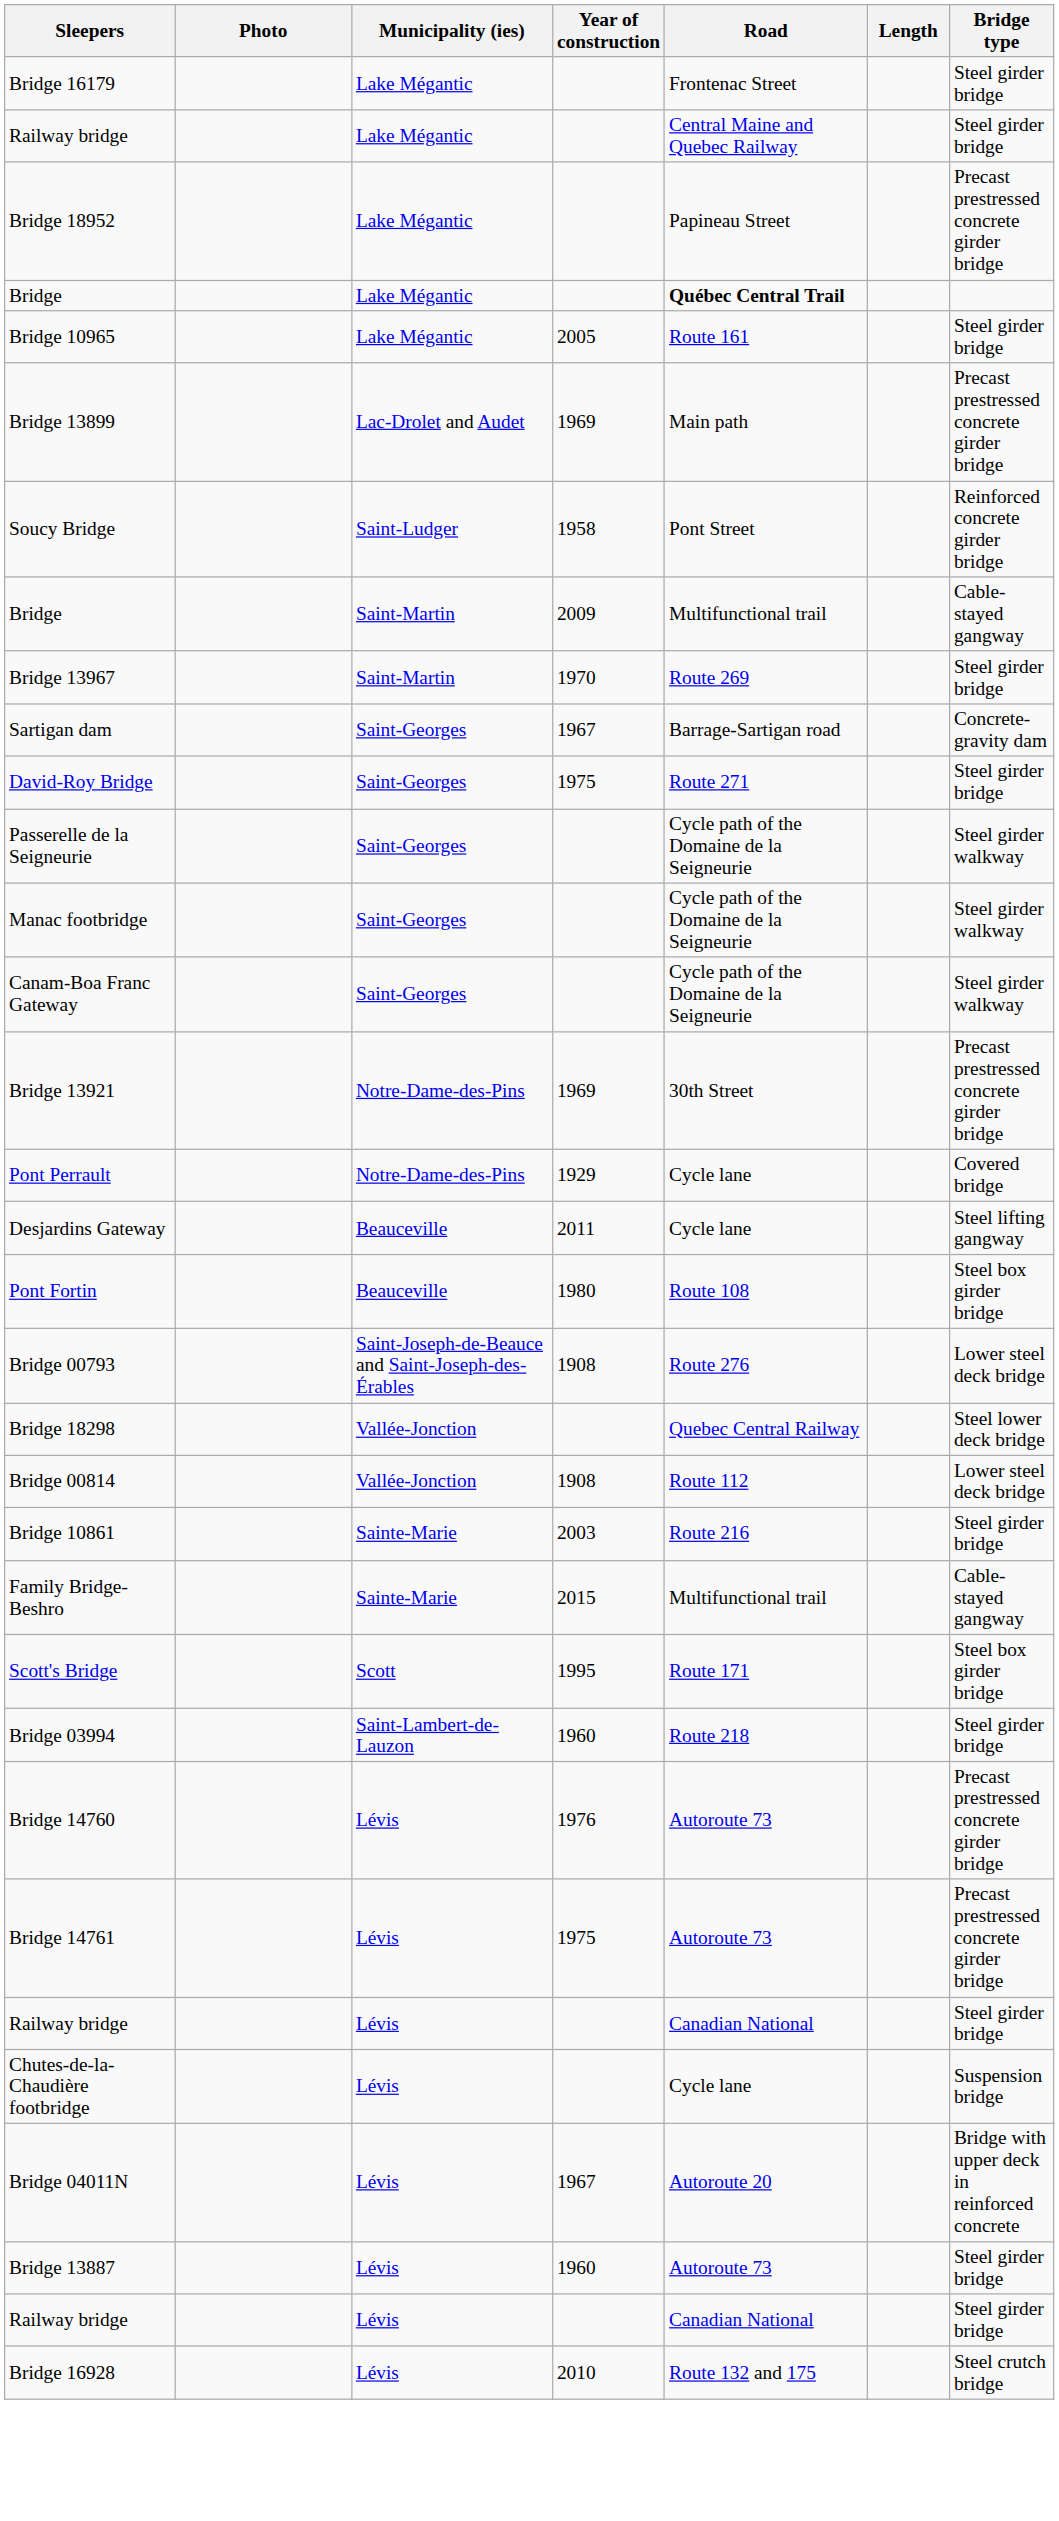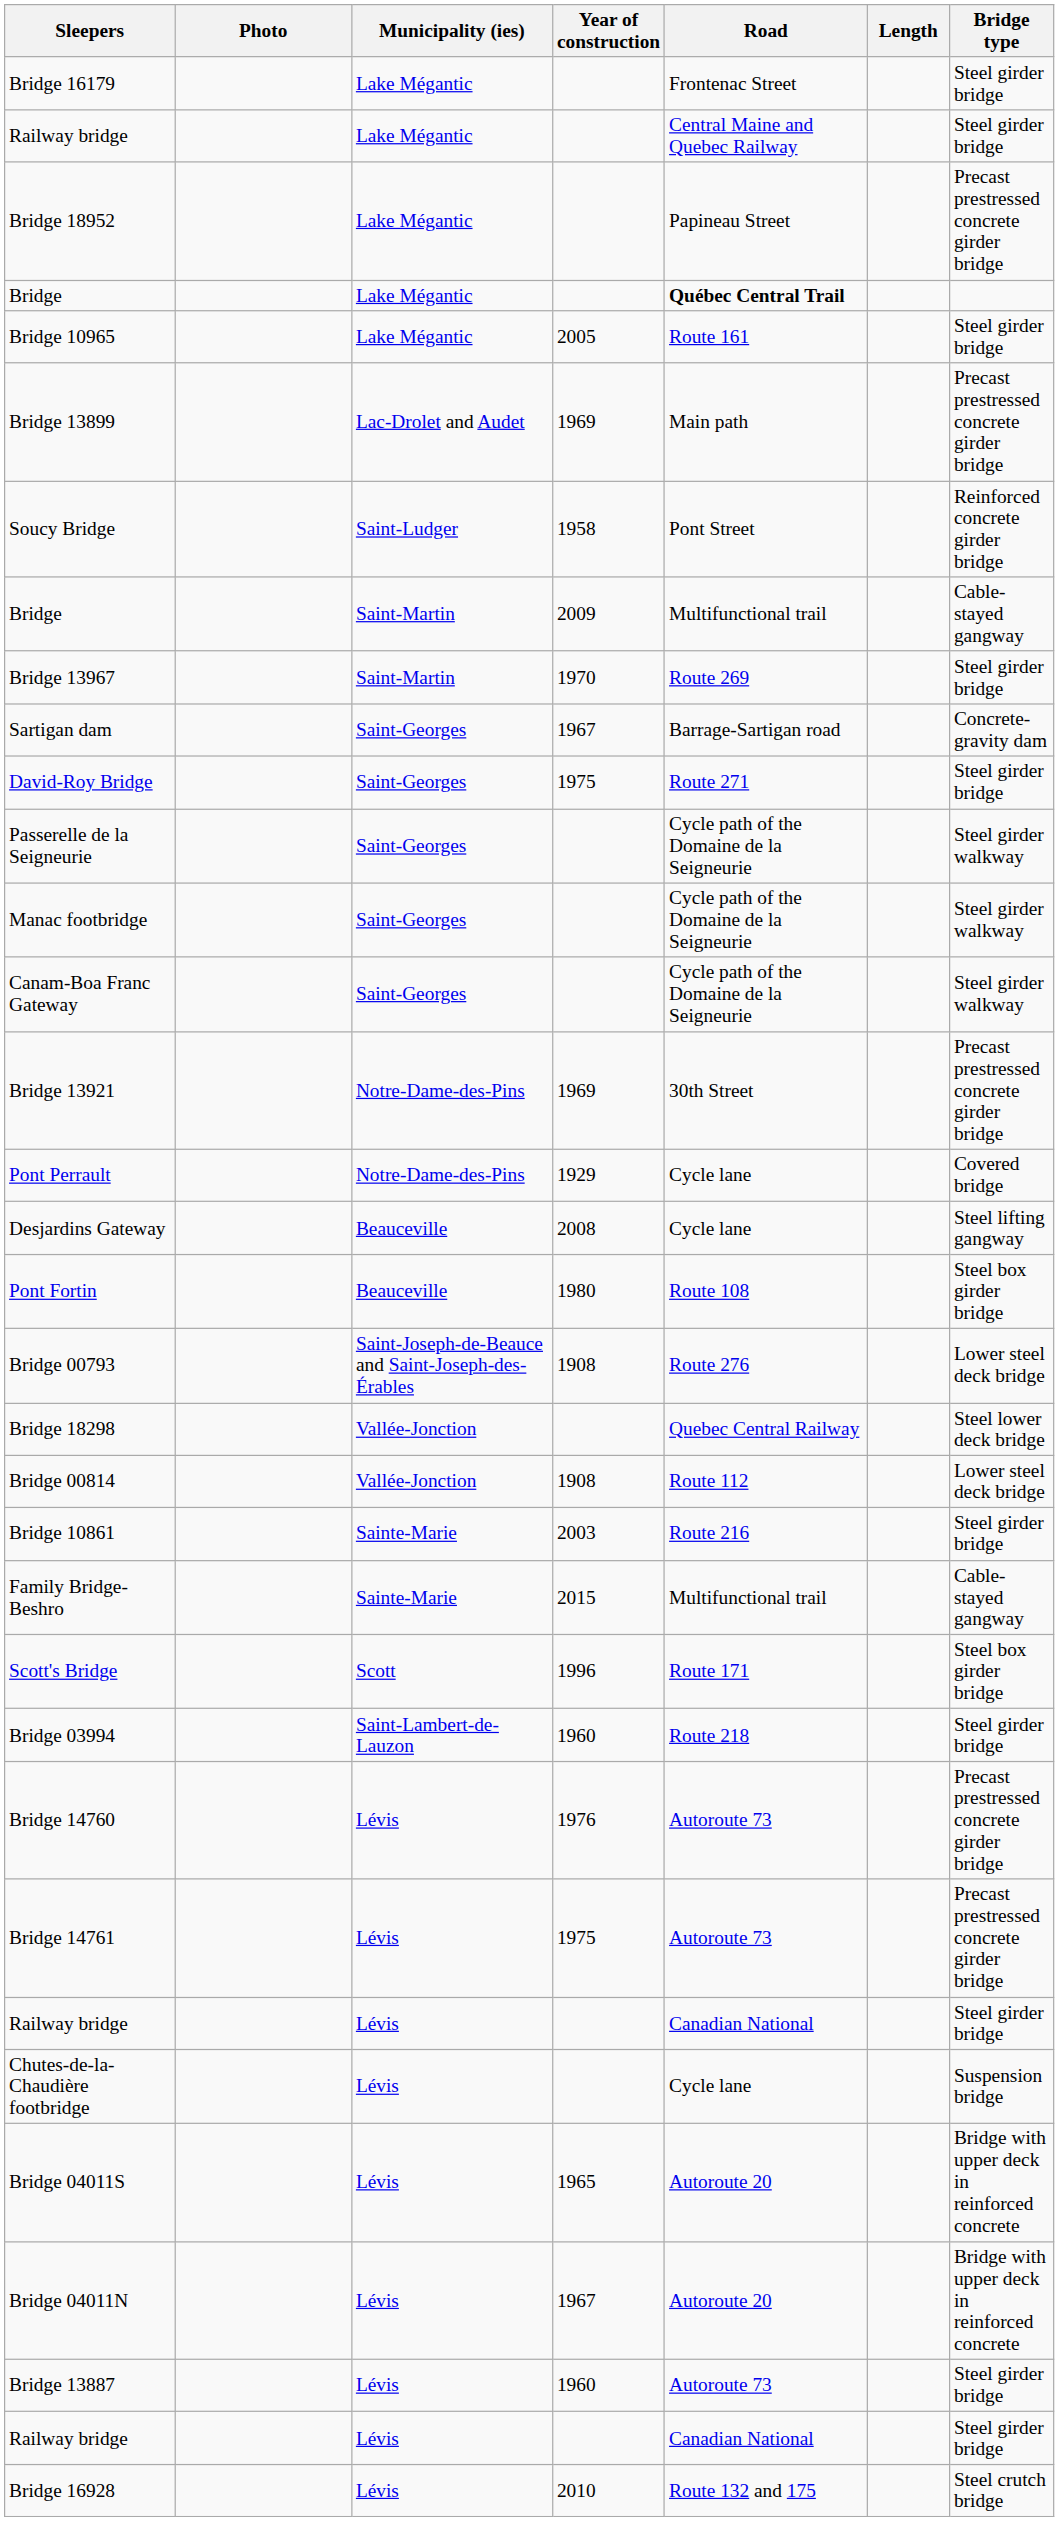(576, 1227) 2011 -> (576, 1227) 2008
(576, 1671) 1995 -> (576, 1671) 1996
+ row: (67, 2182)
